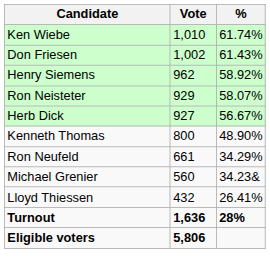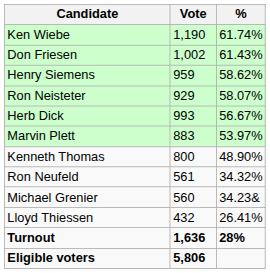(189, 34) 1,010 -> (189, 34) 1,190
(184, 75) 962 -> (184, 75) 959
(241, 75) 58.92% -> (241, 75) 58.62%
(184, 116) 927 -> (184, 116) 993
+ row: (41, 136)
(184, 156) 661 -> (184, 177) 561
(241, 156) 34.29% -> (241, 177) 34.32%
